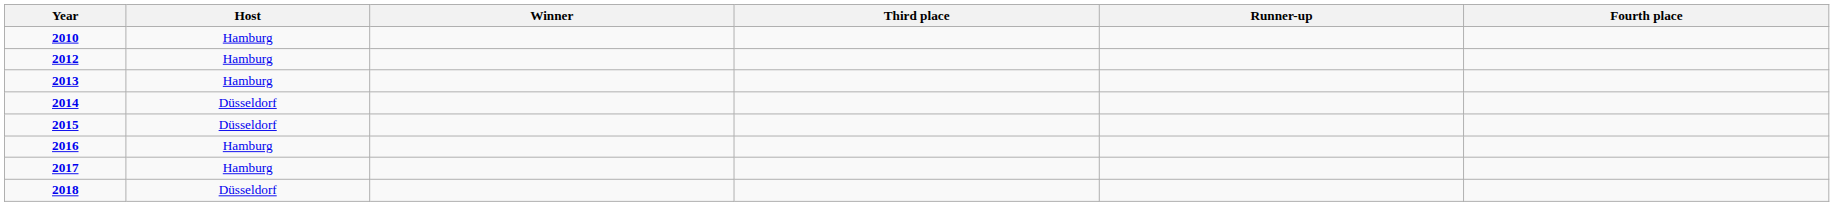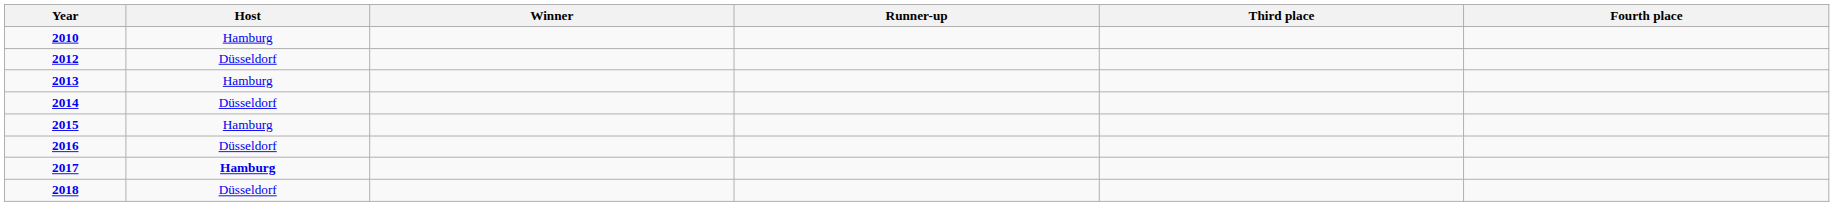columns swapped: (1281, 15) <-> (917, 15)
(248, 59) Hamburg -> (248, 59) Düsseldorf
(248, 125) Düsseldorf -> (248, 125) Hamburg
(248, 146) Hamburg -> (248, 146) Düsseldorf
(248, 168) normal -> (248, 168) bold
